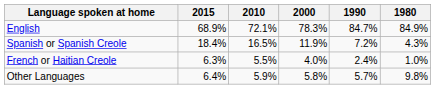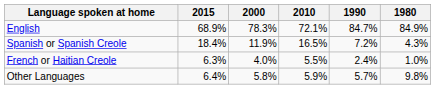columns swapped: (254, 13) <-> (304, 13)
